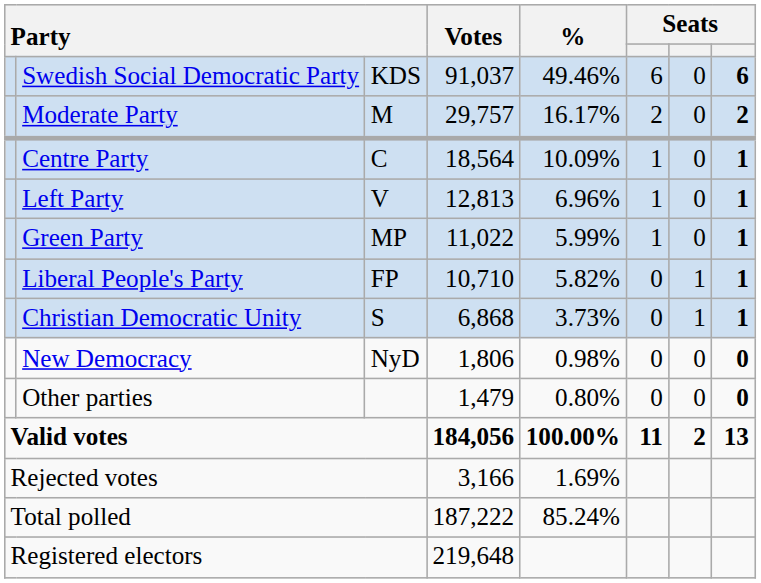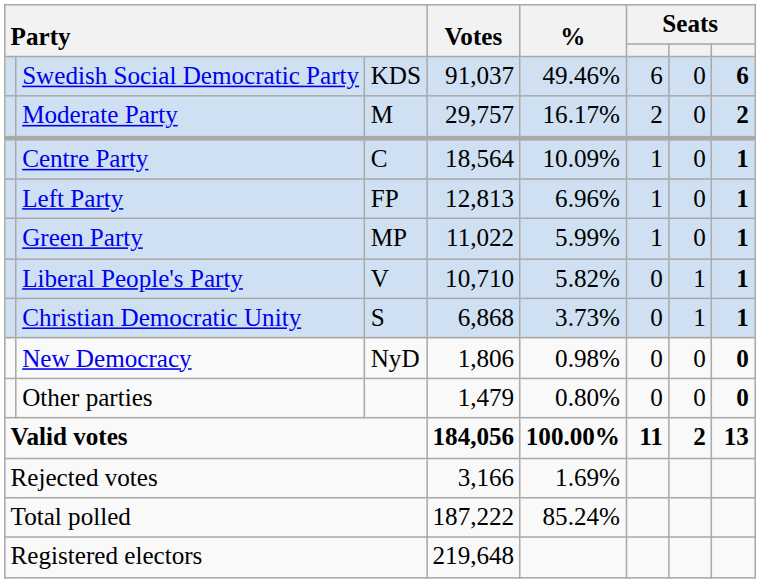(380, 198) V -> (385, 198) FP
(385, 278) FP -> (380, 278) V
